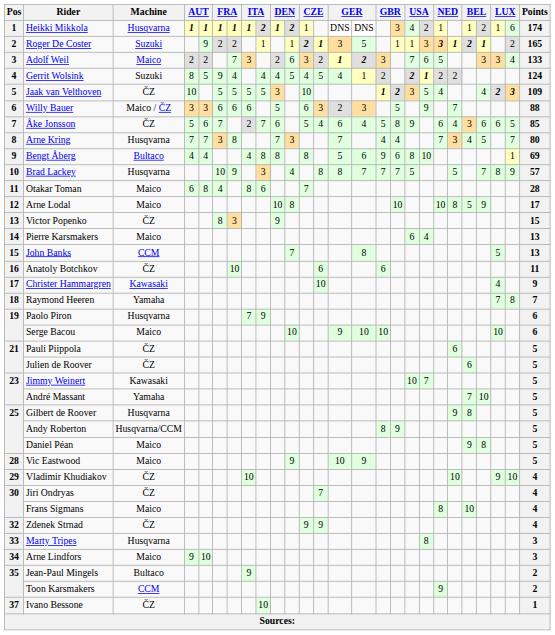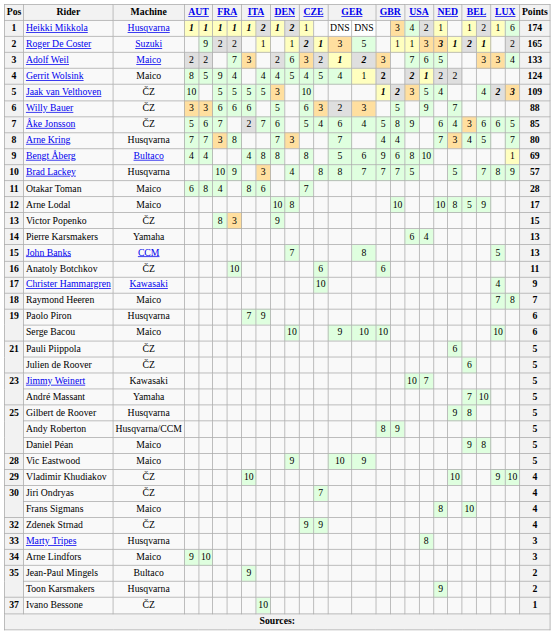(149, 76) Suzuki -> (149, 76) Maico
(383, 76) normal -> (383, 76) bold
(149, 108) Maico / ČZ -> (149, 108) ČZ
(149, 236) Maico -> (149, 236) Yamaha
(149, 300) Yamaha -> (149, 300) Maico
(149, 589) CCM -> (149, 589) Husqvarna
